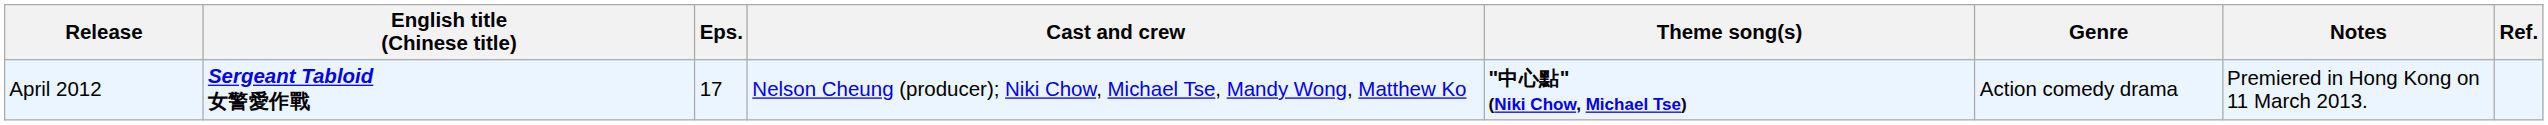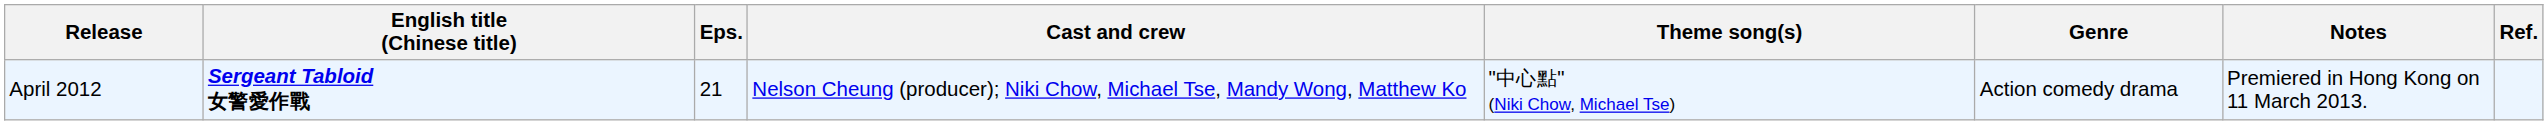(711, 89) 17 -> (711, 89) 21
(1588, 90) bold -> (1582, 90) normal
